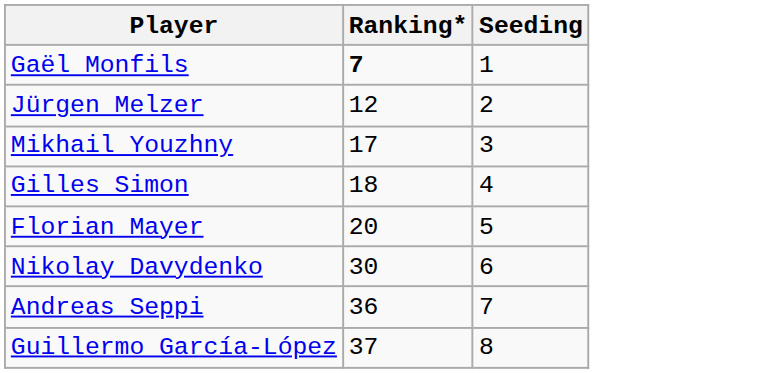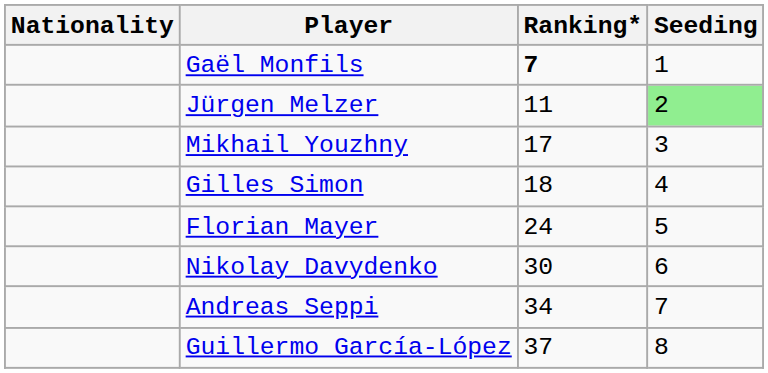+ column: (92, 25)
(364, 106) 12 -> (538, 106) 11
(486, 106) no background -> (661, 106) lightgreen background
(364, 226) 20 -> (538, 226) 24
(364, 307) 36 -> (538, 307) 34
